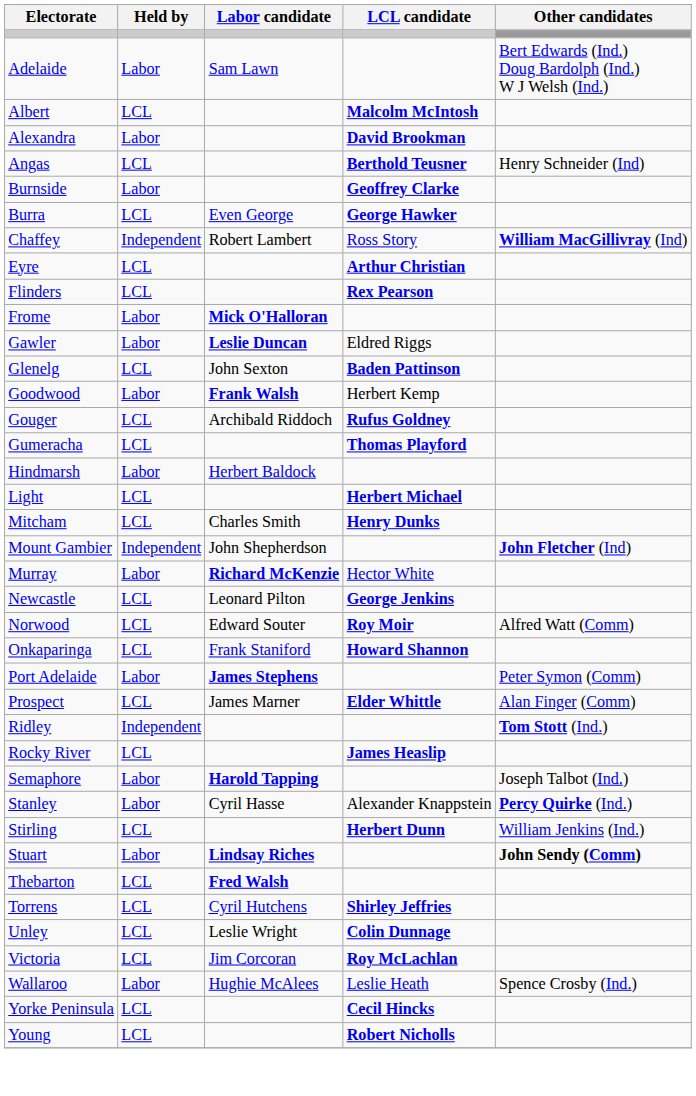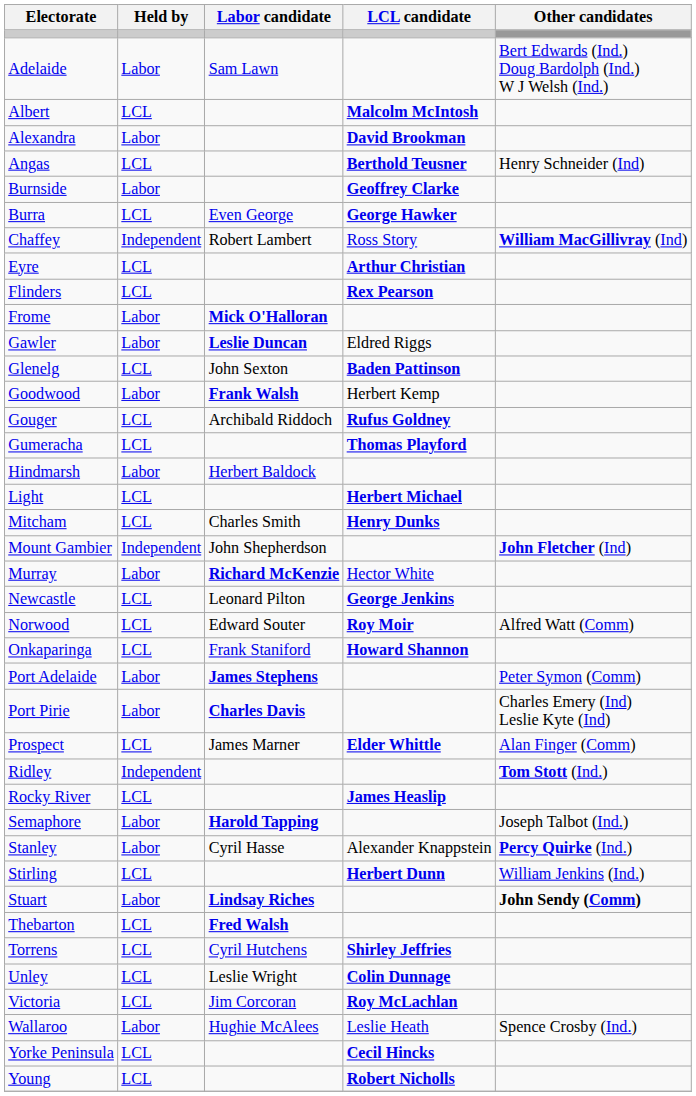+ row: (39, 710)
